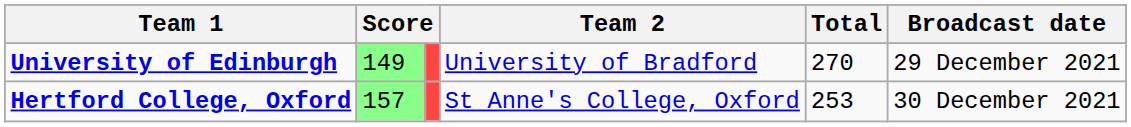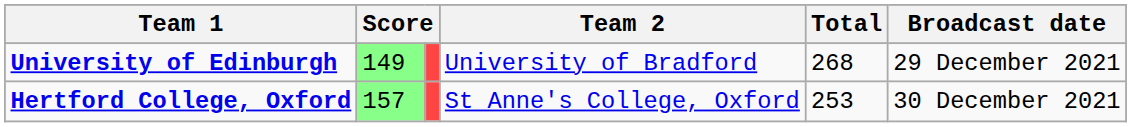(832, 63) 270 -> (832, 63) 268
